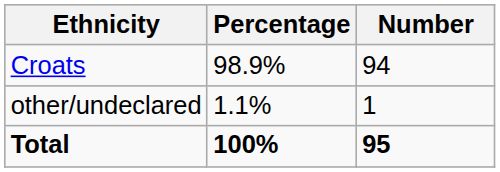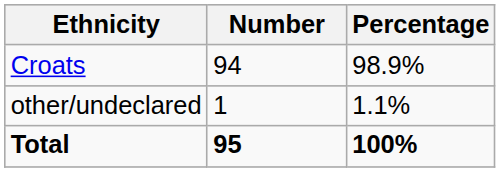columns swapped: (426, 24) <-> (282, 24)
